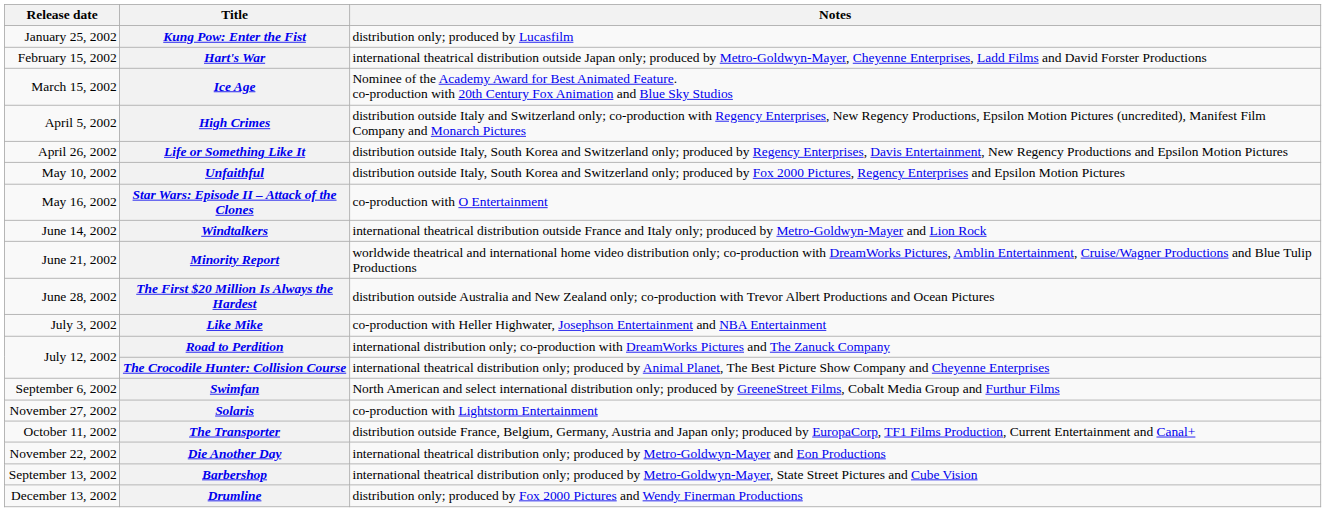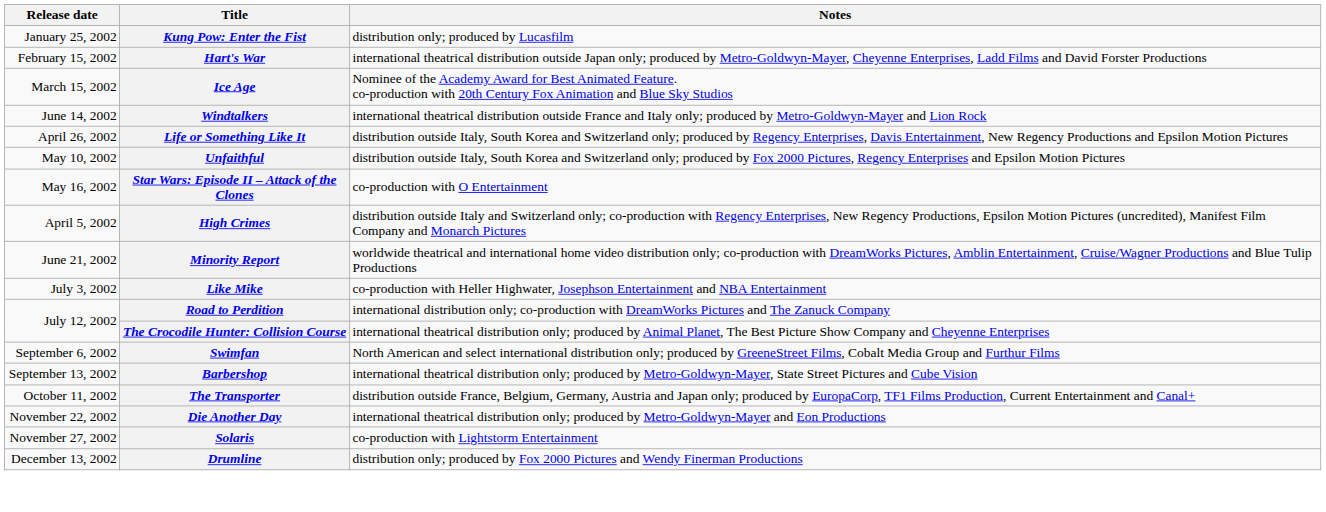rows swapped: (235, 123) <-> (235, 231)
- row: (235, 296)
rows swapped: (235, 474) <-> (235, 410)
